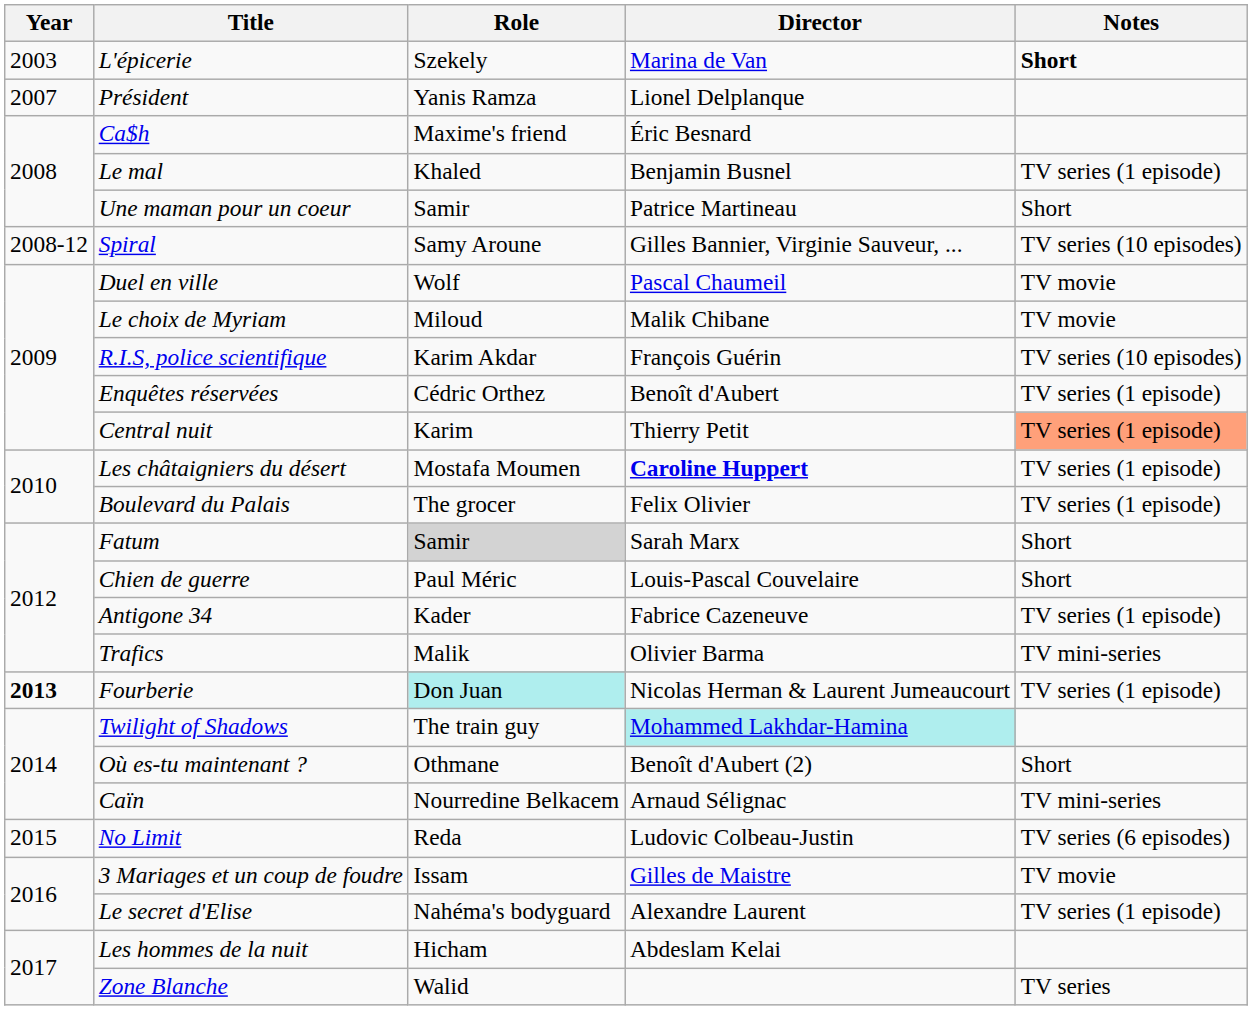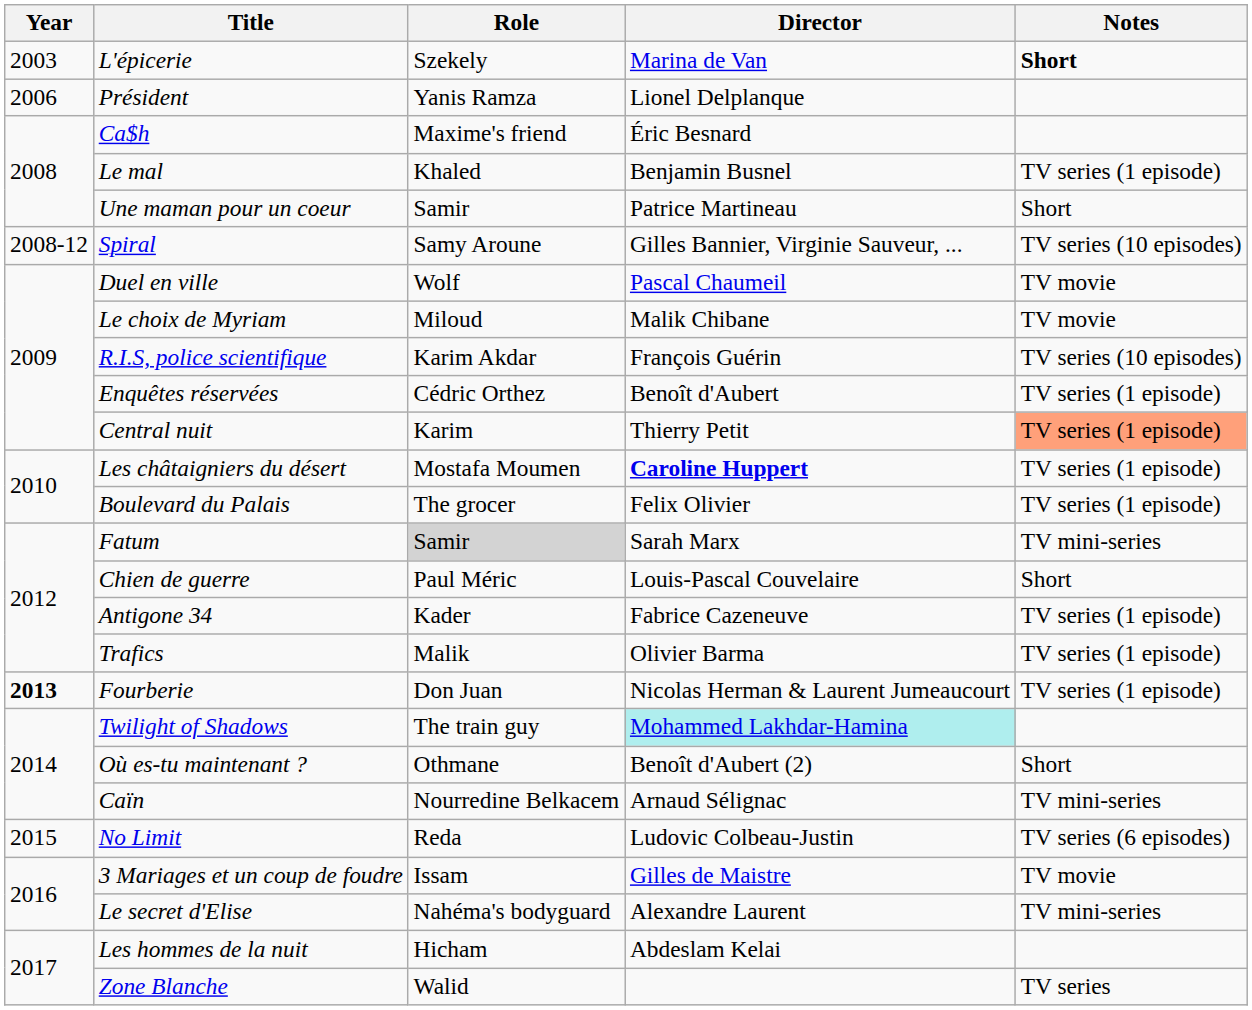(33, 97) 2007 -> (33, 97) 2006
(1046, 541) Short -> (1091, 541) TV mini-series
(1091, 652) TV mini-series -> (1121, 652) TV series (1 episode)
(458, 689) paleturquoise background -> (458, 689) no background
(1121, 912) TV series (1 episode) -> (1091, 912) TV mini-series
